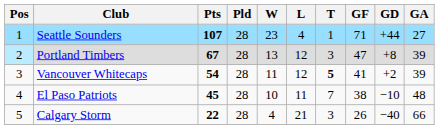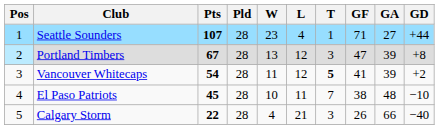columns swapped: (419, 14) <-> (390, 14)
